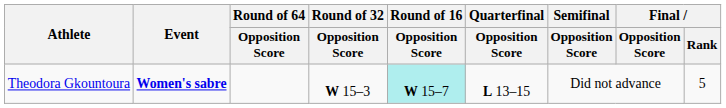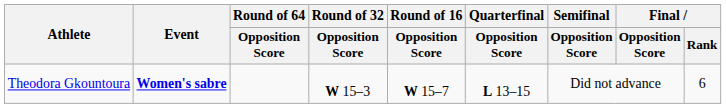(426, 92) paleturquoise background -> (426, 92) no background
(702, 84) 5 -> (702, 84) 6
